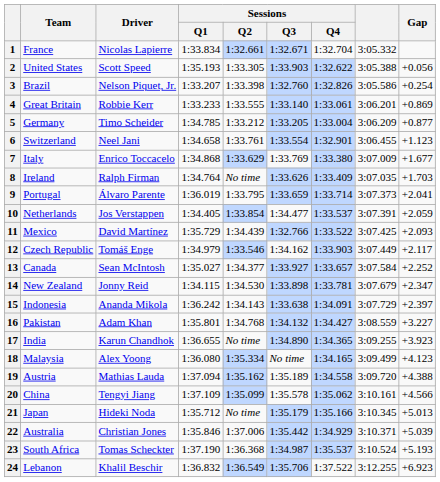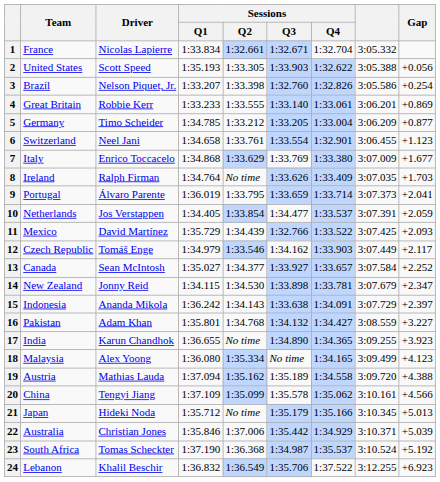(417, 449) +5.193 -> (417, 449) +5.192
